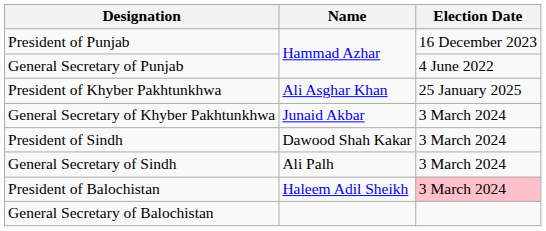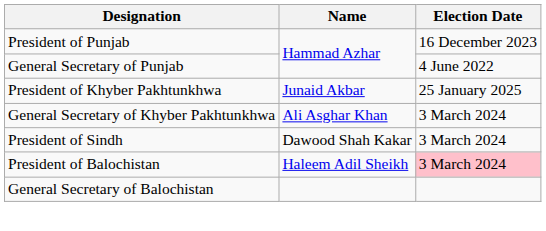(335, 90) Ali Asghar Khan -> (324, 90) Junaid Akbar
(324, 115) Junaid Akbar -> (335, 115) Ali Asghar Khan
- row: (92, 164)
